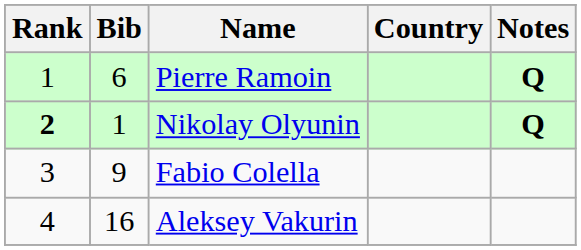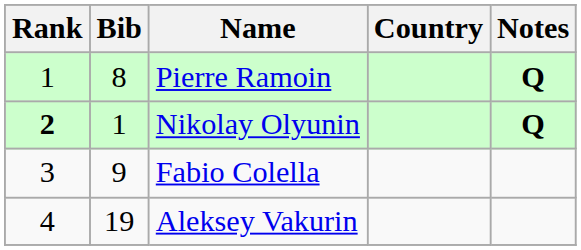(119, 76) 6 -> (119, 76) 8
(119, 220) 16 -> (119, 220) 19
